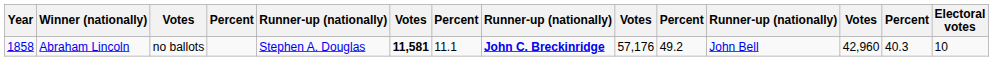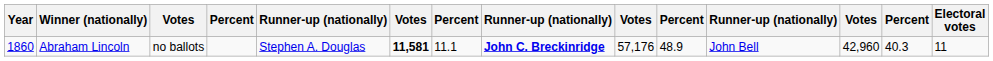(20, 46) 1858 -> (20, 46) 1860
(671, 46) 49.2 -> (671, 46) 48.9
(941, 46) 10 -> (941, 46) 11
